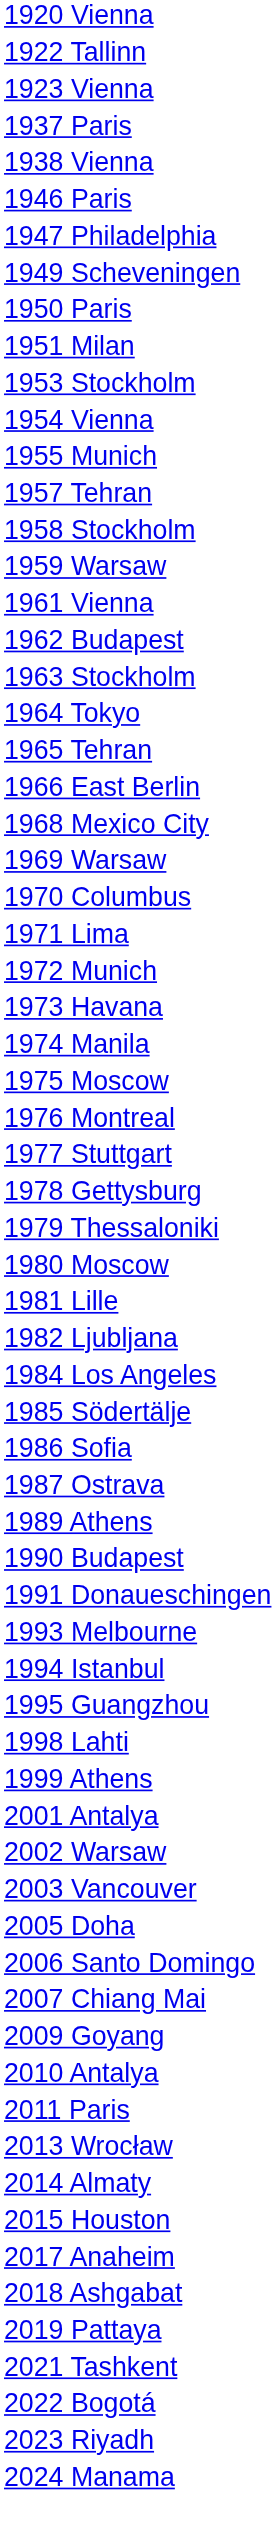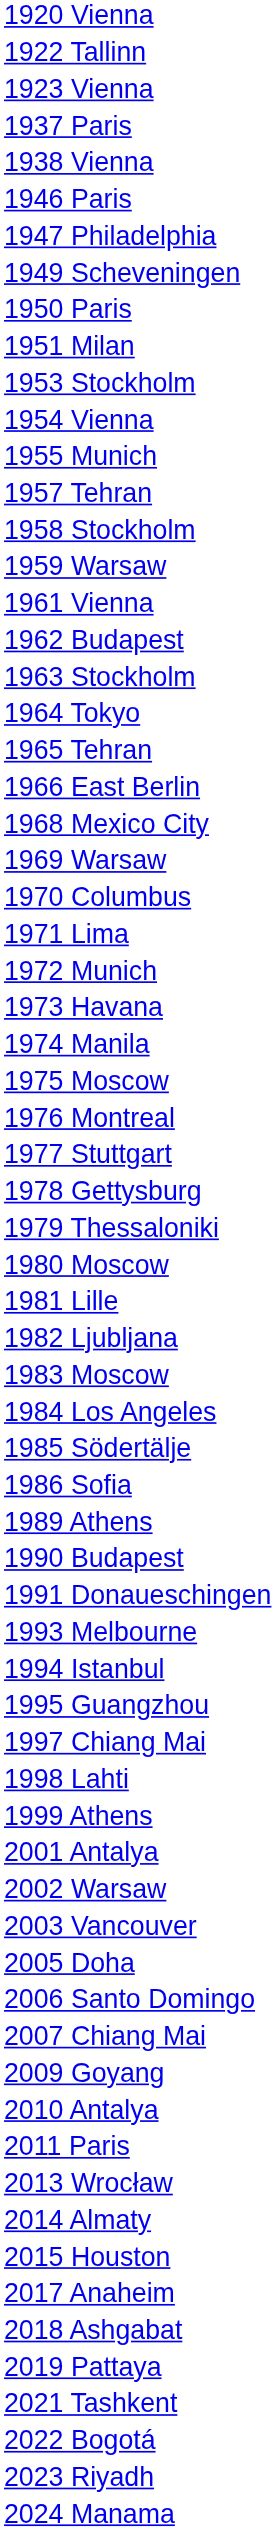+ row: (86, 1375)
- row: (84, 1485)
+ row: (105, 1742)
